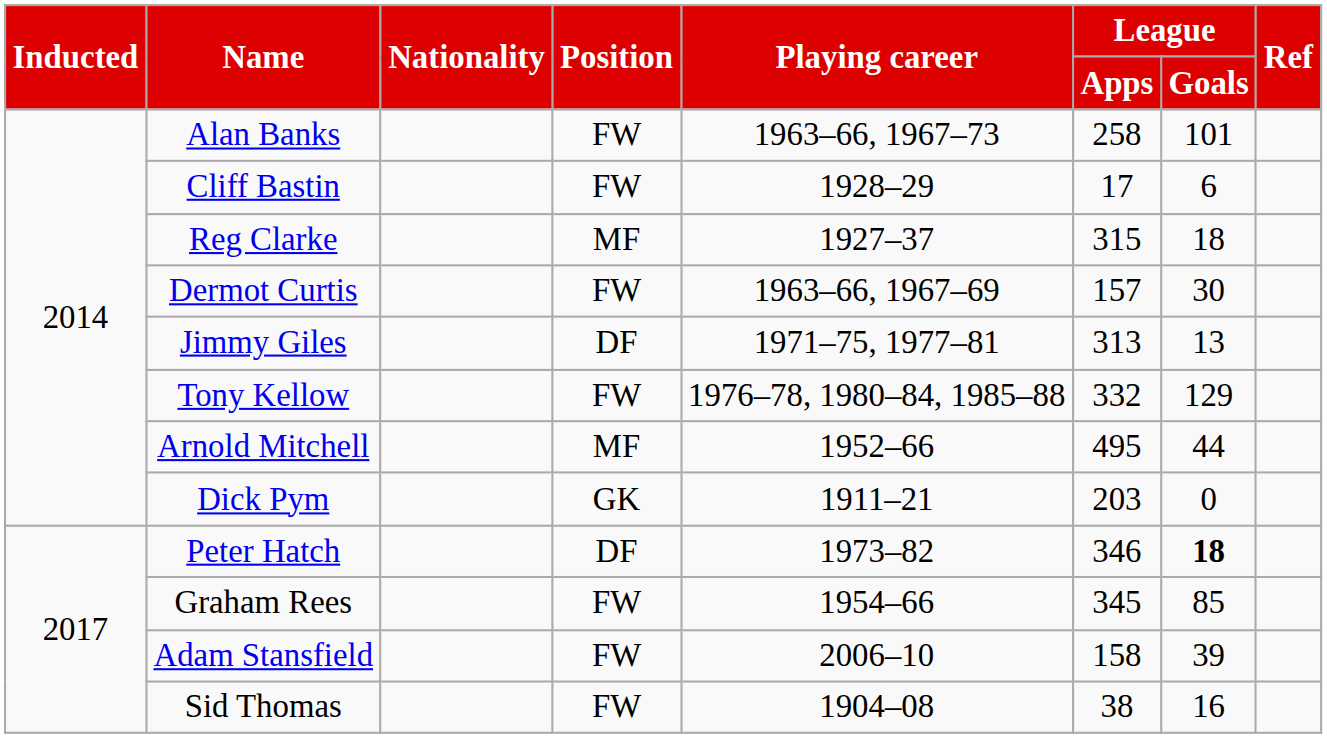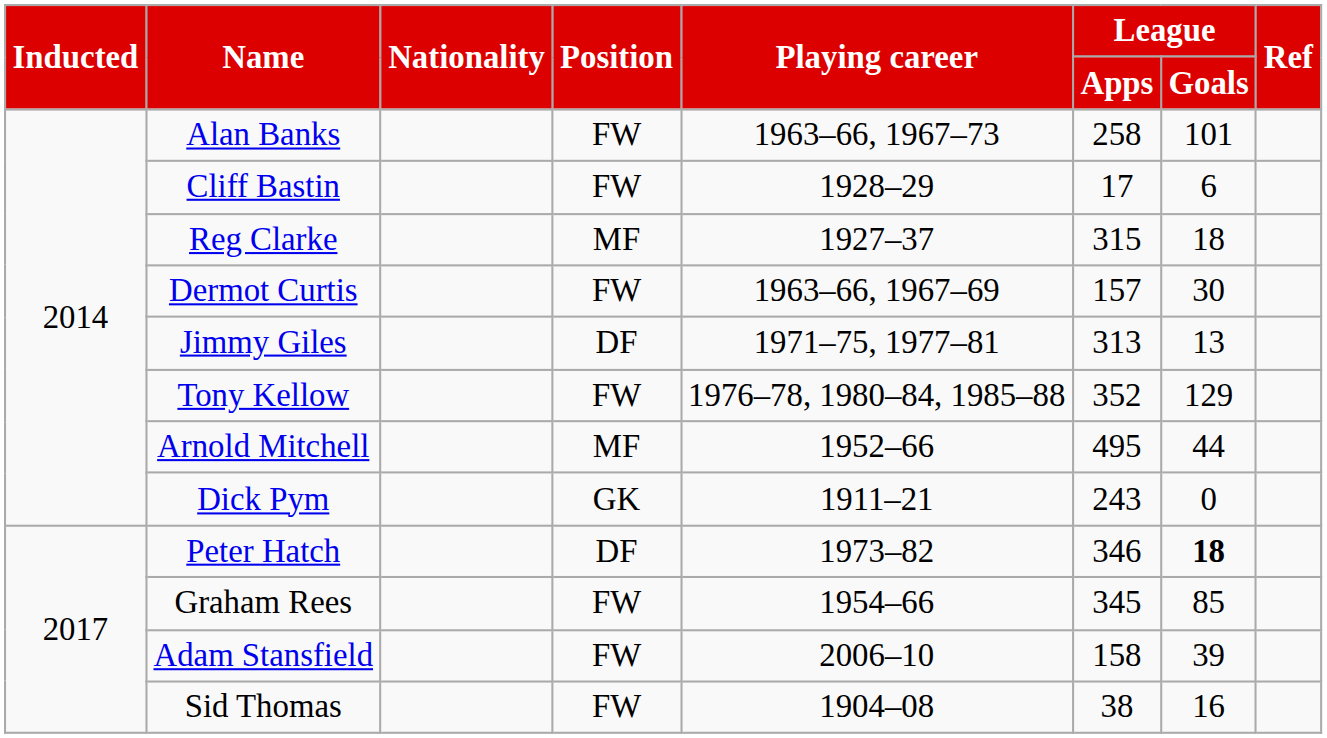(1117, 394) 332 -> (1117, 394) 352
(1117, 498) 203 -> (1117, 498) 243
